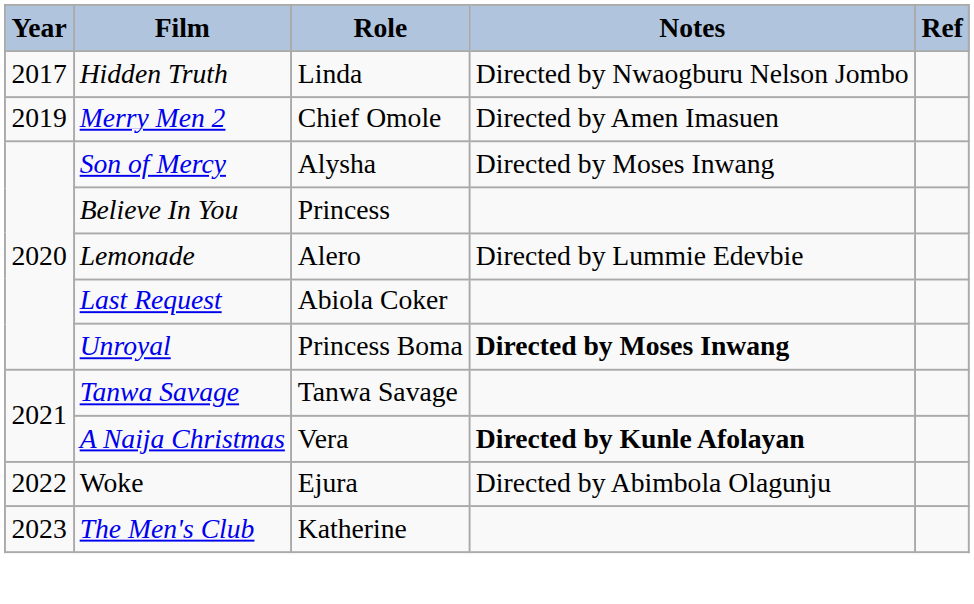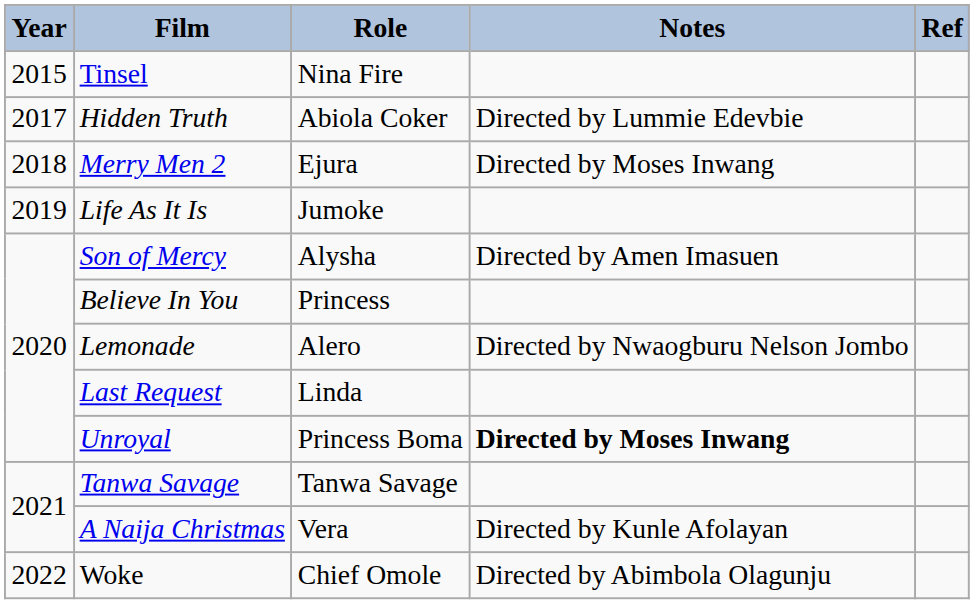+ row: (114, 73)
(330, 73) Linda -> (373, 118) Abiola Coker
(692, 73) Directed by Nwaogburu Nelson Jombo -> (640, 118) Directed by Lummie Edevbie
(39, 118) 2019 -> (39, 164) 2018
(370, 118) Chief Omole -> (328, 164) Ejura
(627, 118) Directed by Amen Imasuen -> (625, 164) Directed by Moses Inwang
+ row: (143, 210)
(625, 164) Directed by Moses Inwang -> (627, 255) Directed by Amen Imasuen
(640, 255) Directed by Lummie Edevbie -> (692, 346) Directed by Nwaogburu Nelson Jombo
(373, 301) Abiola Coker -> (330, 392) Linda
(640, 438) bold -> (632, 529) normal
(328, 483) Ejura -> (370, 574) Chief Omole
- row: (167, 529)
